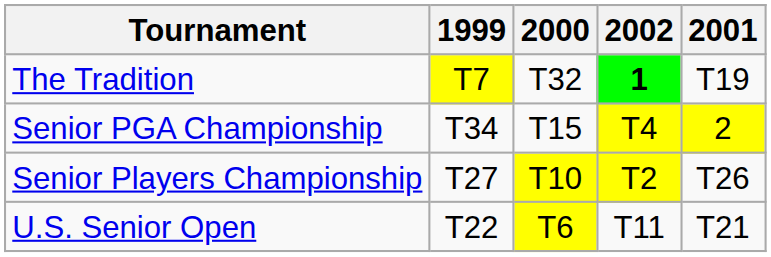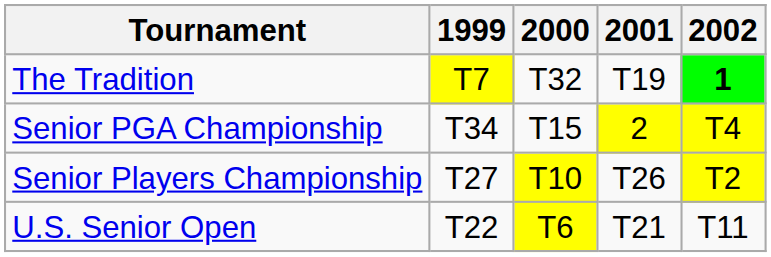columns swapped: (723, 30) <-> (639, 30)
